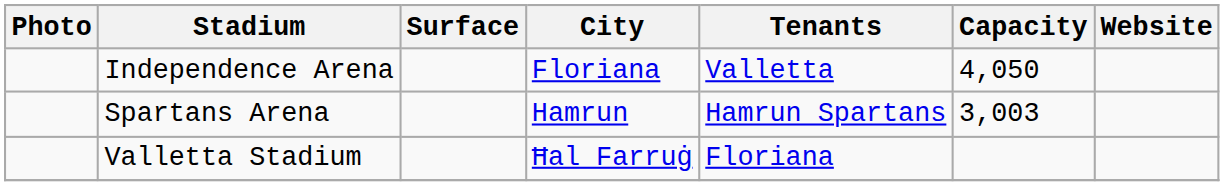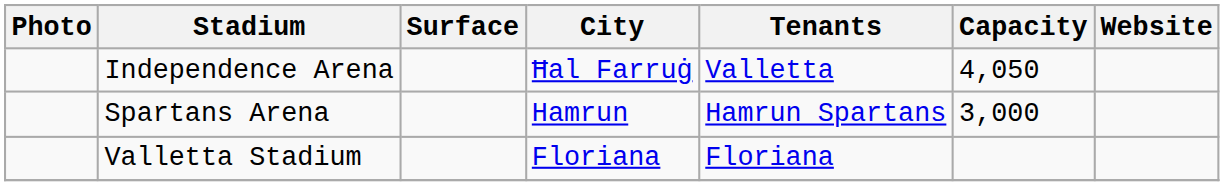(596, 70) Floriana -> (612, 70) Ħal Farruġ
(999, 114) 3,003 -> (999, 114) 3,000
(612, 158) Ħal Farruġ -> (596, 158) Floriana
